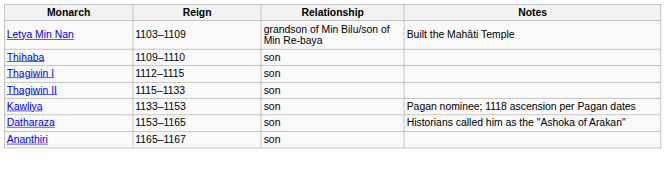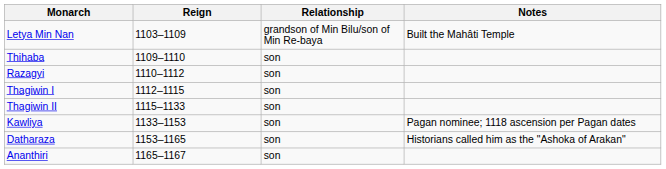+ row: (26, 73)
